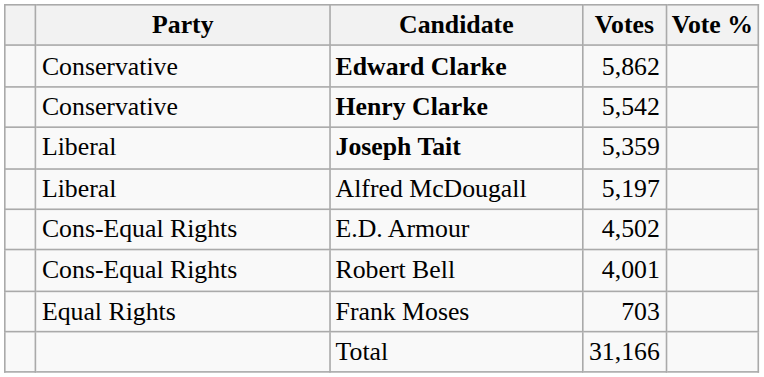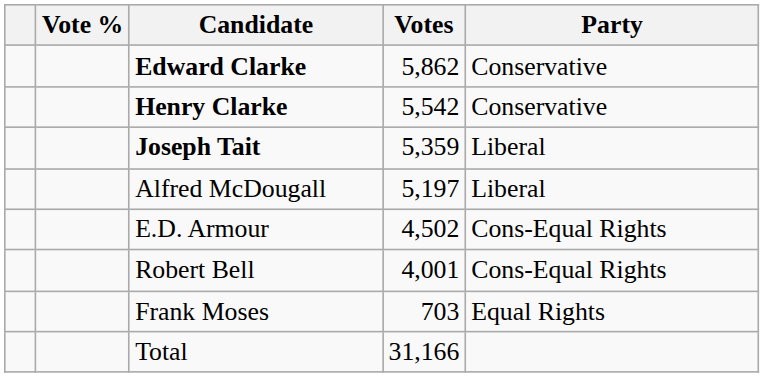columns swapped: (183, 24) <-> (712, 24)
